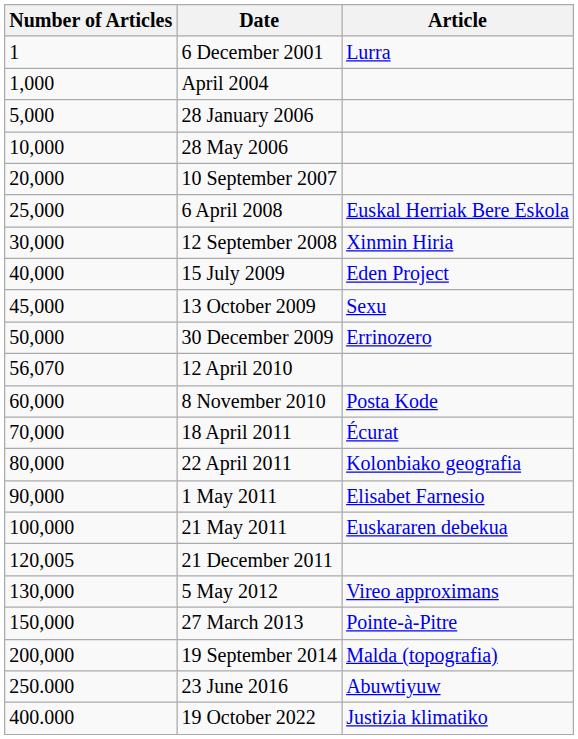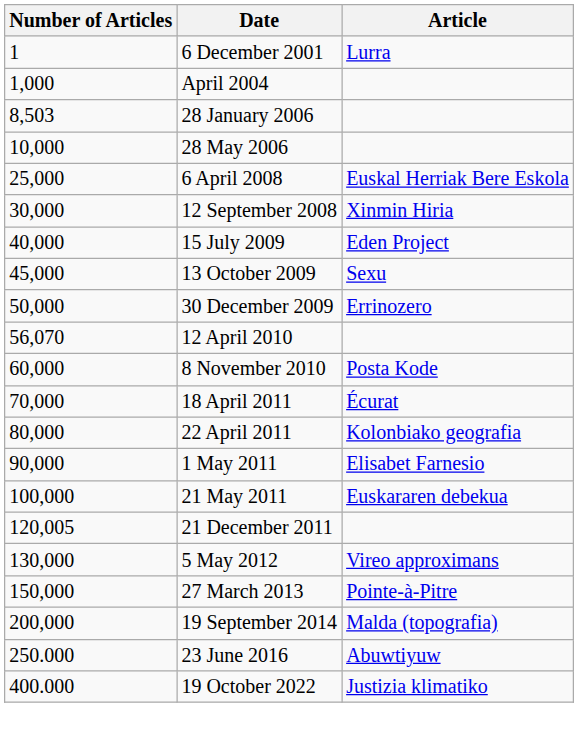(32, 115) 5,000 -> (32, 115) 8,503
- row: (259, 178)
